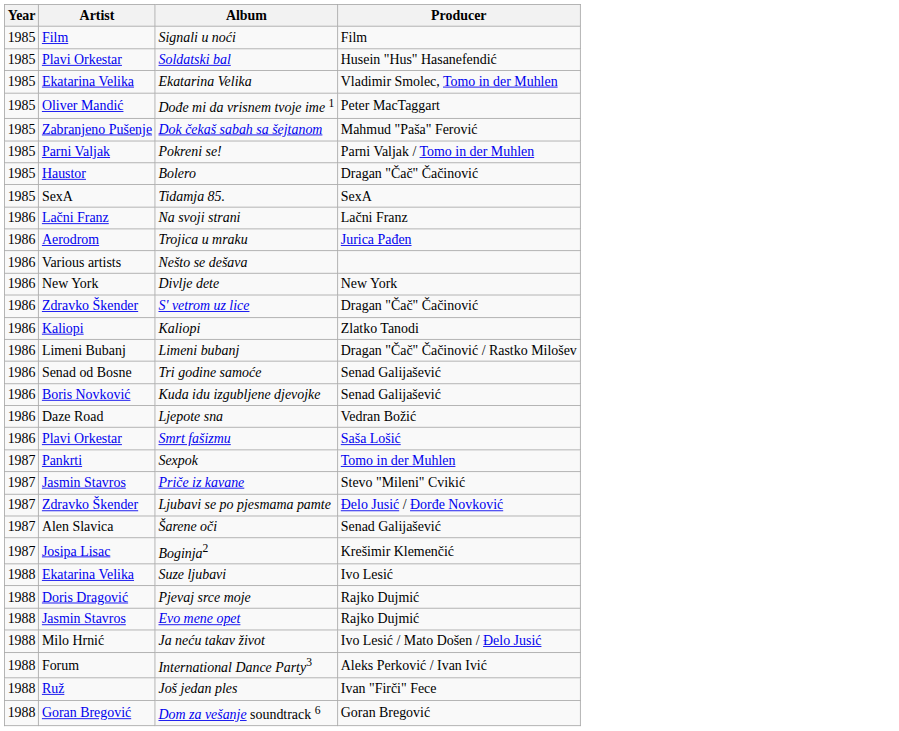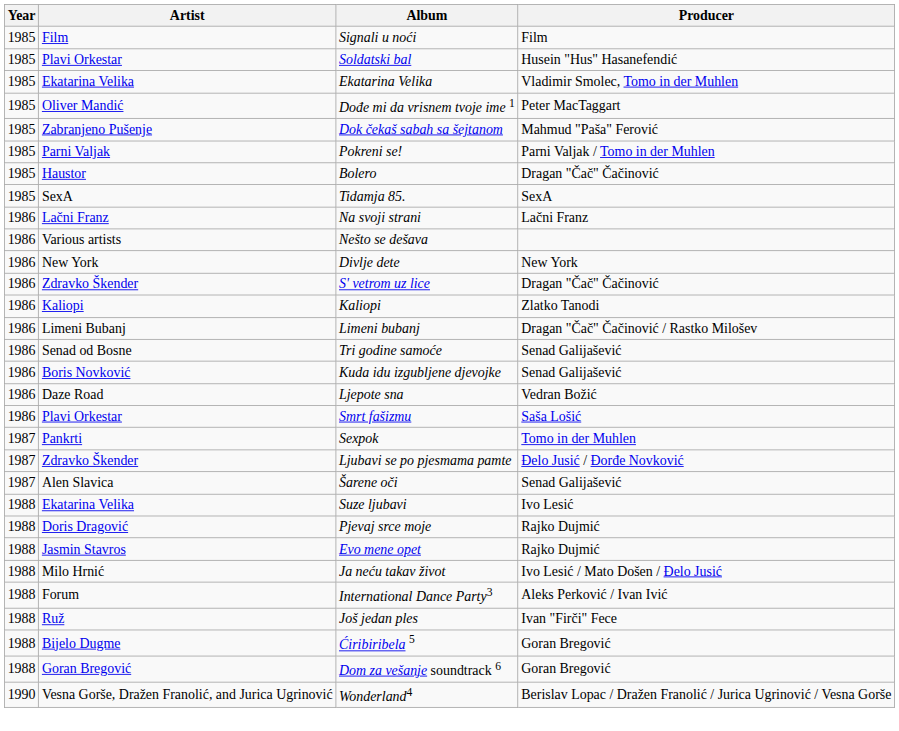- row: (203, 240)
- row: (201, 482)
- row: (183, 551)
+ row: (377, 643)
+ row: (376, 694)
